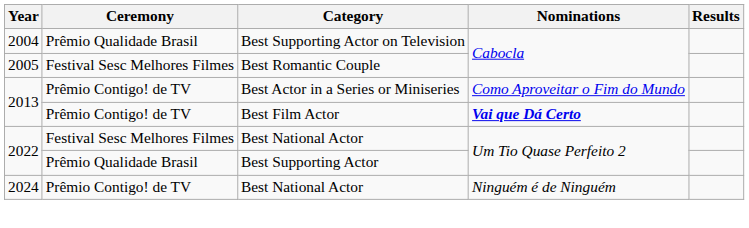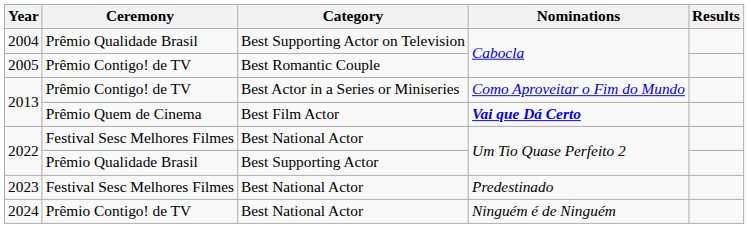(140, 65) Festival Sesc Melhores Filmes -> (118, 65) Prêmio Contigo! de TV
(118, 114) Prêmio Contigo! de TV -> (124, 114) Prêmio Quem de Cinema
+ row: (23, 187)
